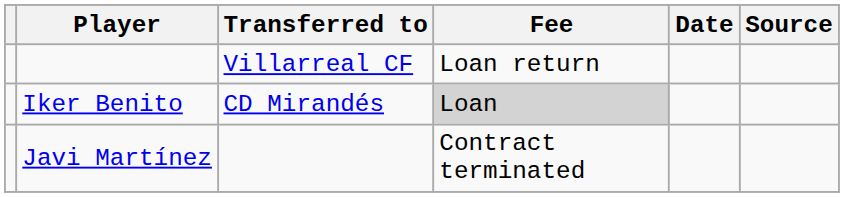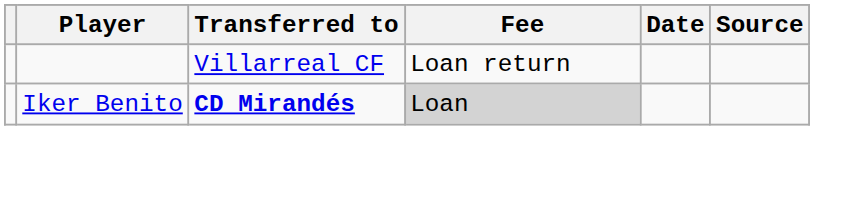(304, 104) normal -> (275, 104) bold
- row: (117, 158)
